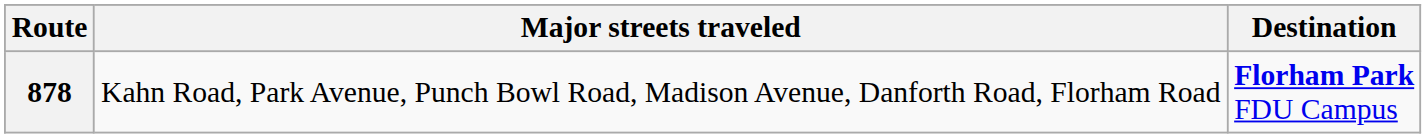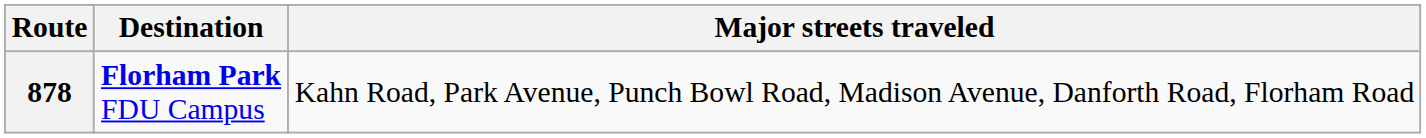columns swapped: (1324, 27) <-> (661, 27)
